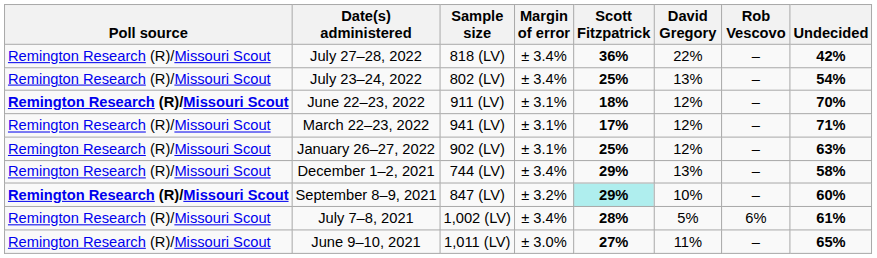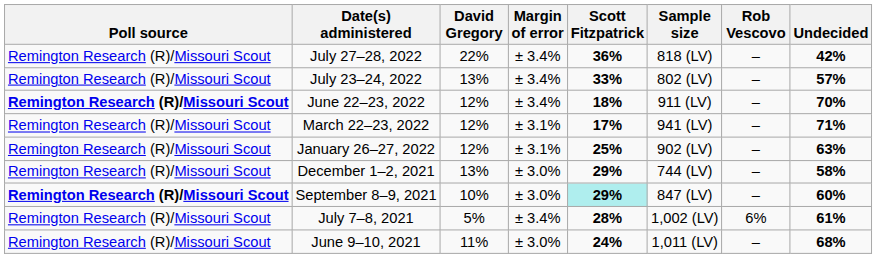columns swapped: (477, 25) <-> (688, 25)
(614, 79) 25% -> (607, 79) 33%
(831, 79) 54% -> (831, 79) 57%
(544, 102) ± 3.1% -> (538, 102) ± 3.4%
(544, 172) ± 3.4% -> (538, 172) ± 3.0%
(544, 195) ± 3.2% -> (538, 195) ± 3.0%
(614, 242) 27% -> (607, 242) 24%
(831, 242) 65% -> (831, 242) 68%
